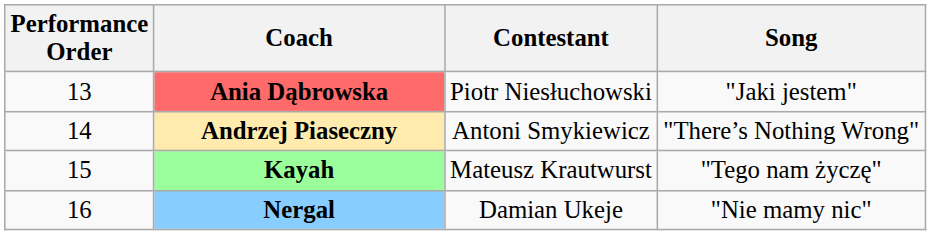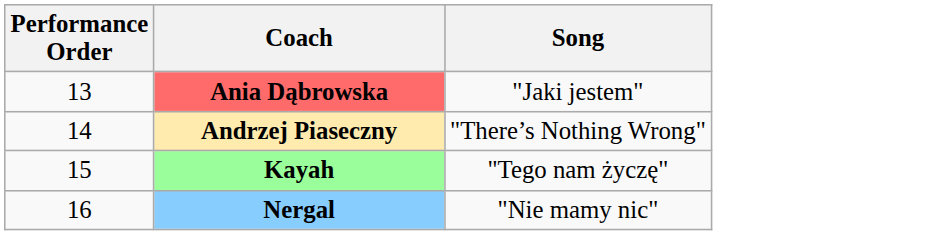- column: (551, 38)
